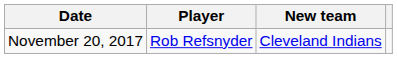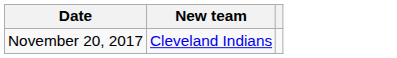- column: (201, 16)
